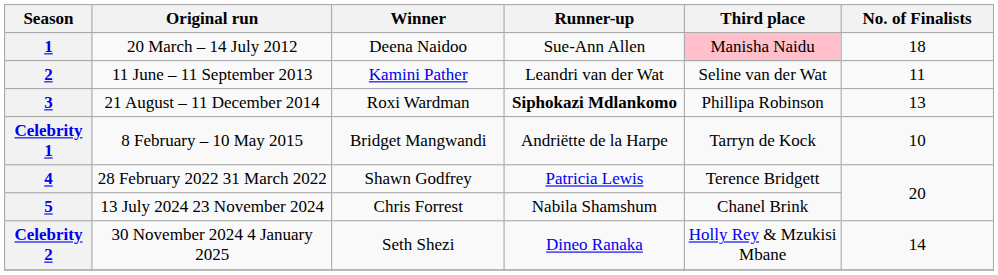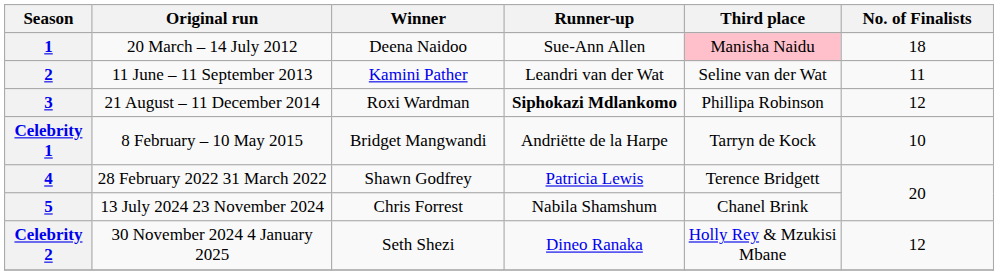(917, 102) 13 -> (917, 102) 12
(917, 245) 14 -> (917, 245) 12
